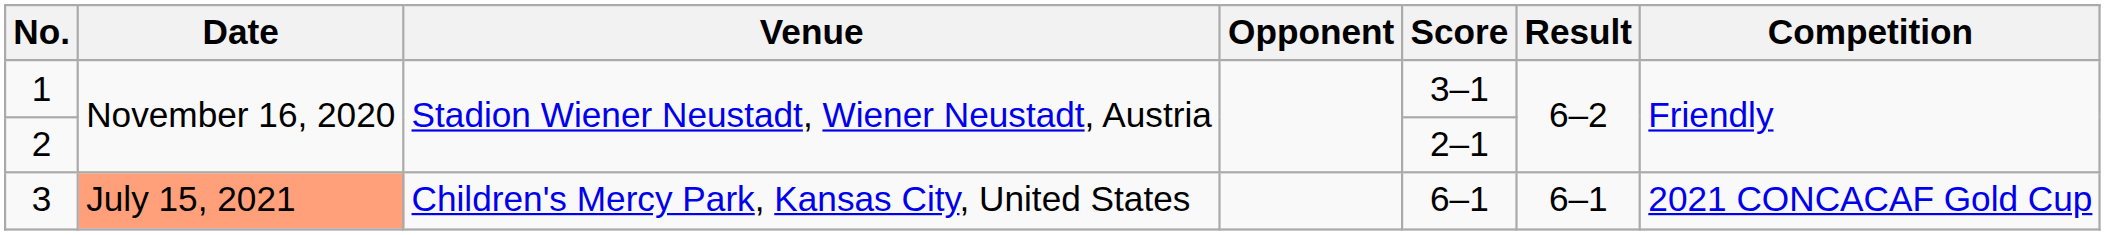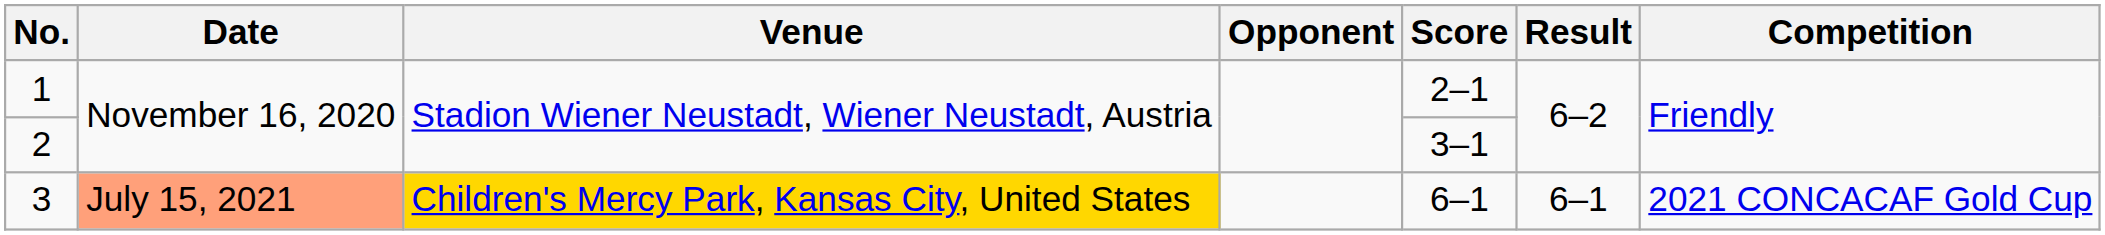(1459, 88) 3–1 -> (1459, 88) 2–1
(1459, 144) 2–1 -> (1459, 144) 3–1
(801, 199) no background -> (801, 199) gold background
